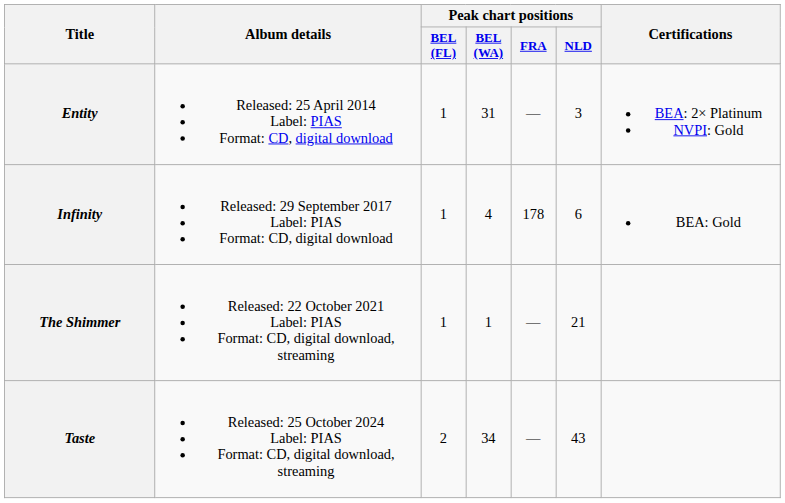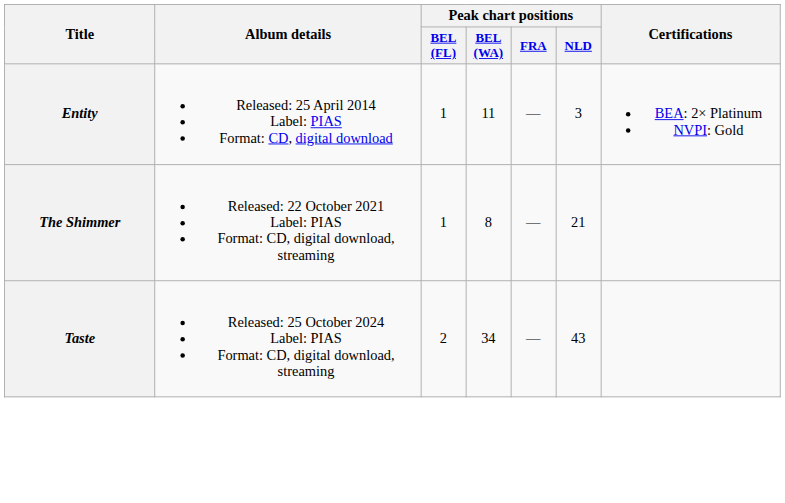(488, 114) 31 -> (488, 114) 11
- row: (80, 214)
(488, 322) 1 -> (488, 222) 8
